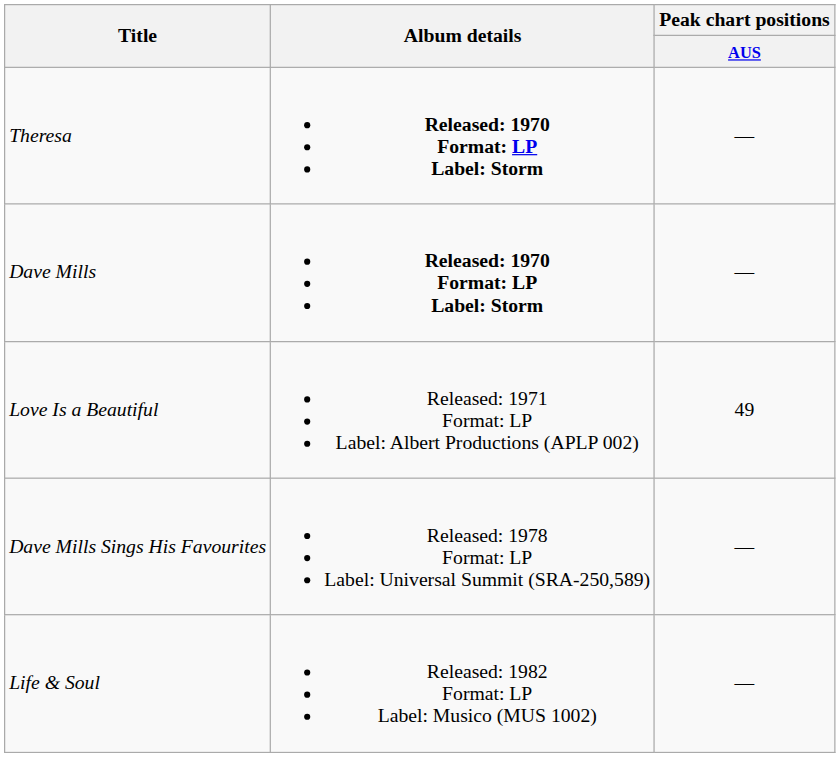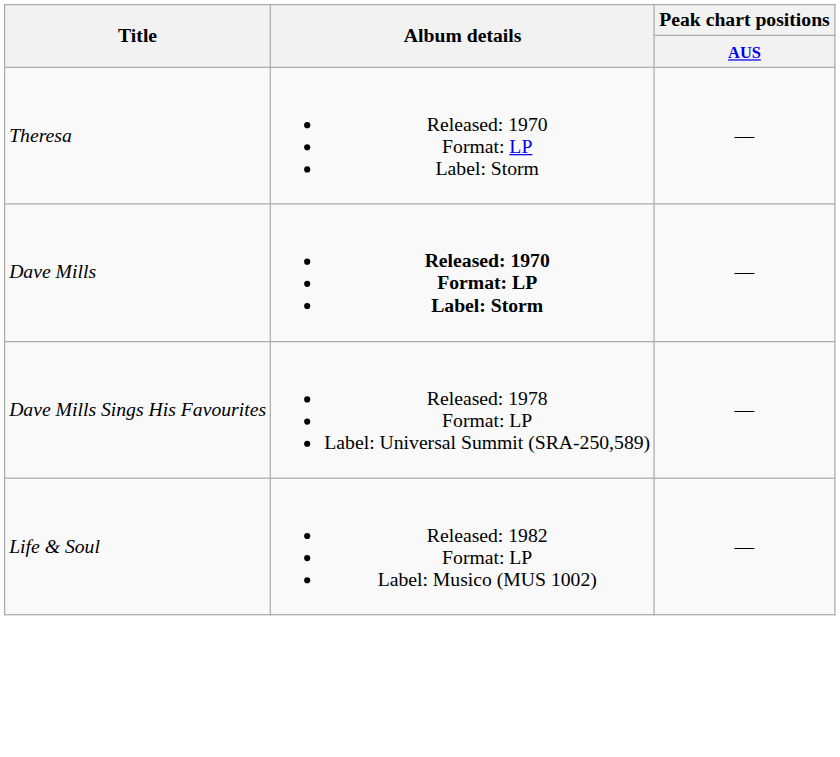(463, 147) bold -> (463, 147) normal
- row: (84, 409)
